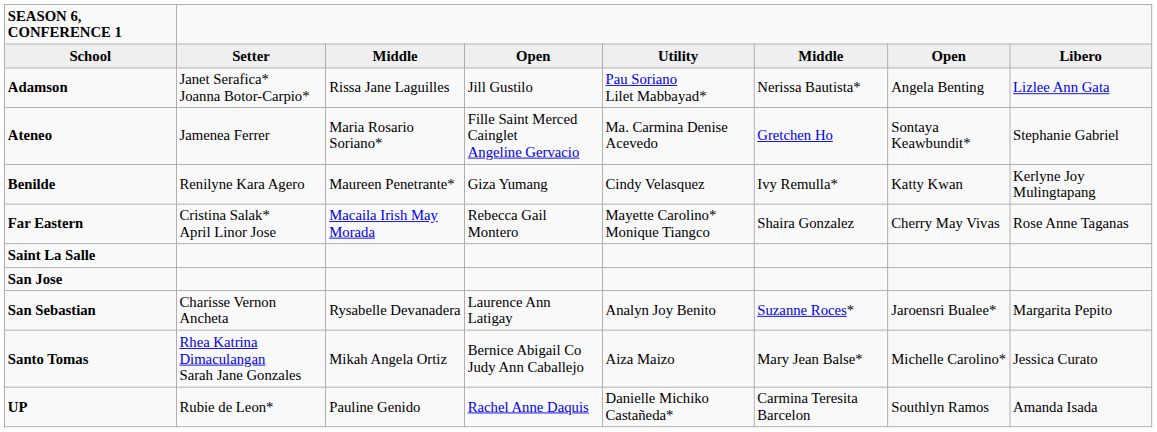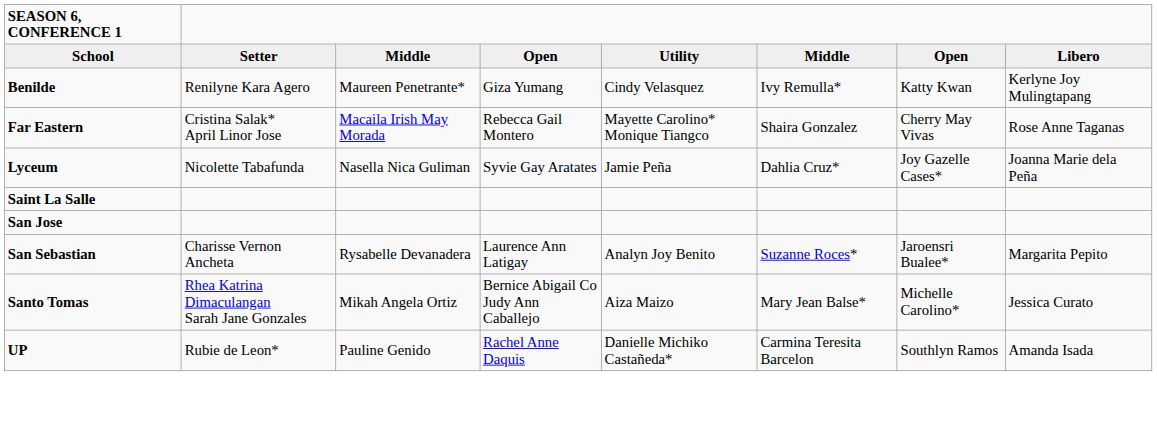- row: (38, 87)
- row: (30, 135)
+ row: (33, 167)
